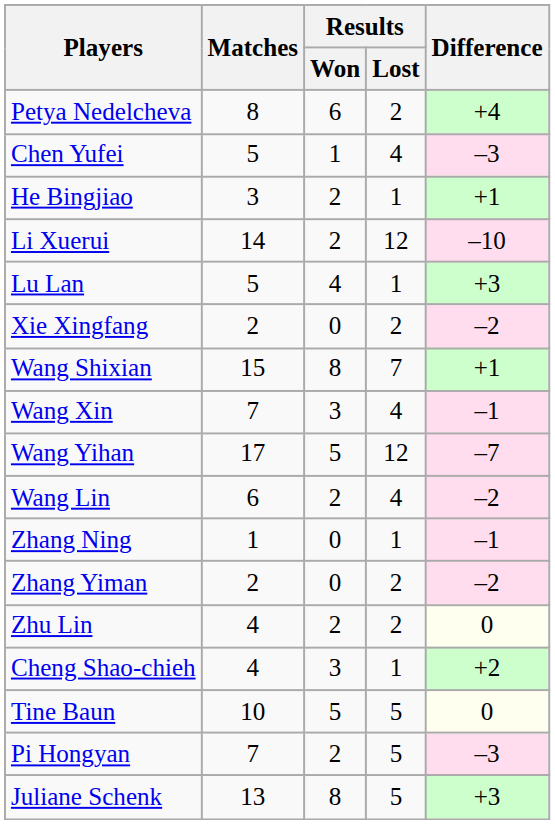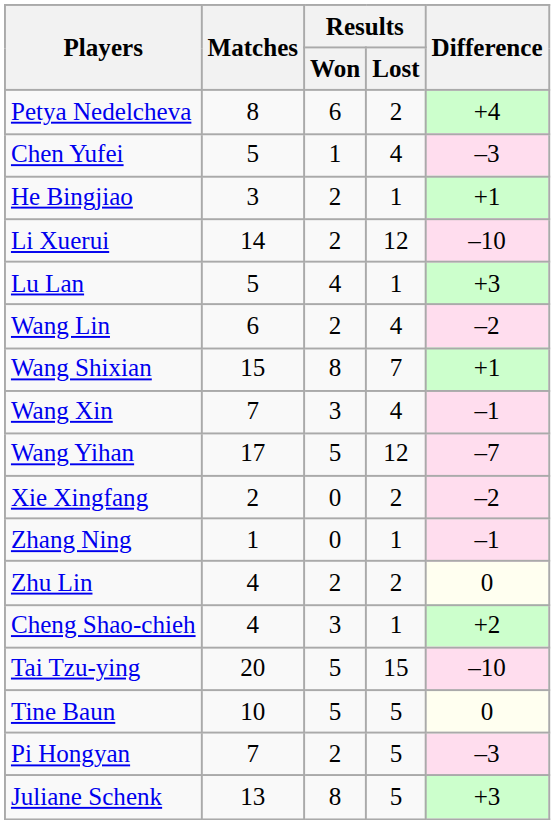rows swapped: (60, 496) <-> (80, 325)
- row: (79, 582)
+ row: (76, 668)
